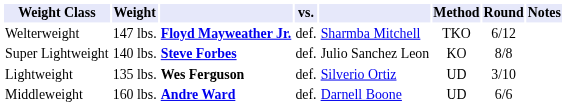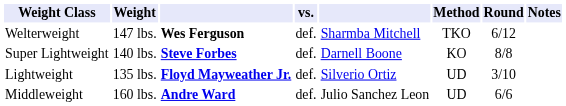(226, 33) Floyd Mayweather Jr. -> (203, 33) Wes Ferguson
(375, 54) Julio Sanchez Leon -> (361, 54) Darnell Boone
(203, 74) Wes Ferguson -> (226, 74) Floyd Mayweather Jr.
(361, 94) Darnell Boone -> (375, 94) Julio Sanchez Leon
